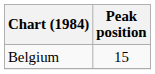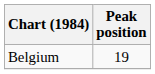(121, 56) 15 -> (121, 56) 19
